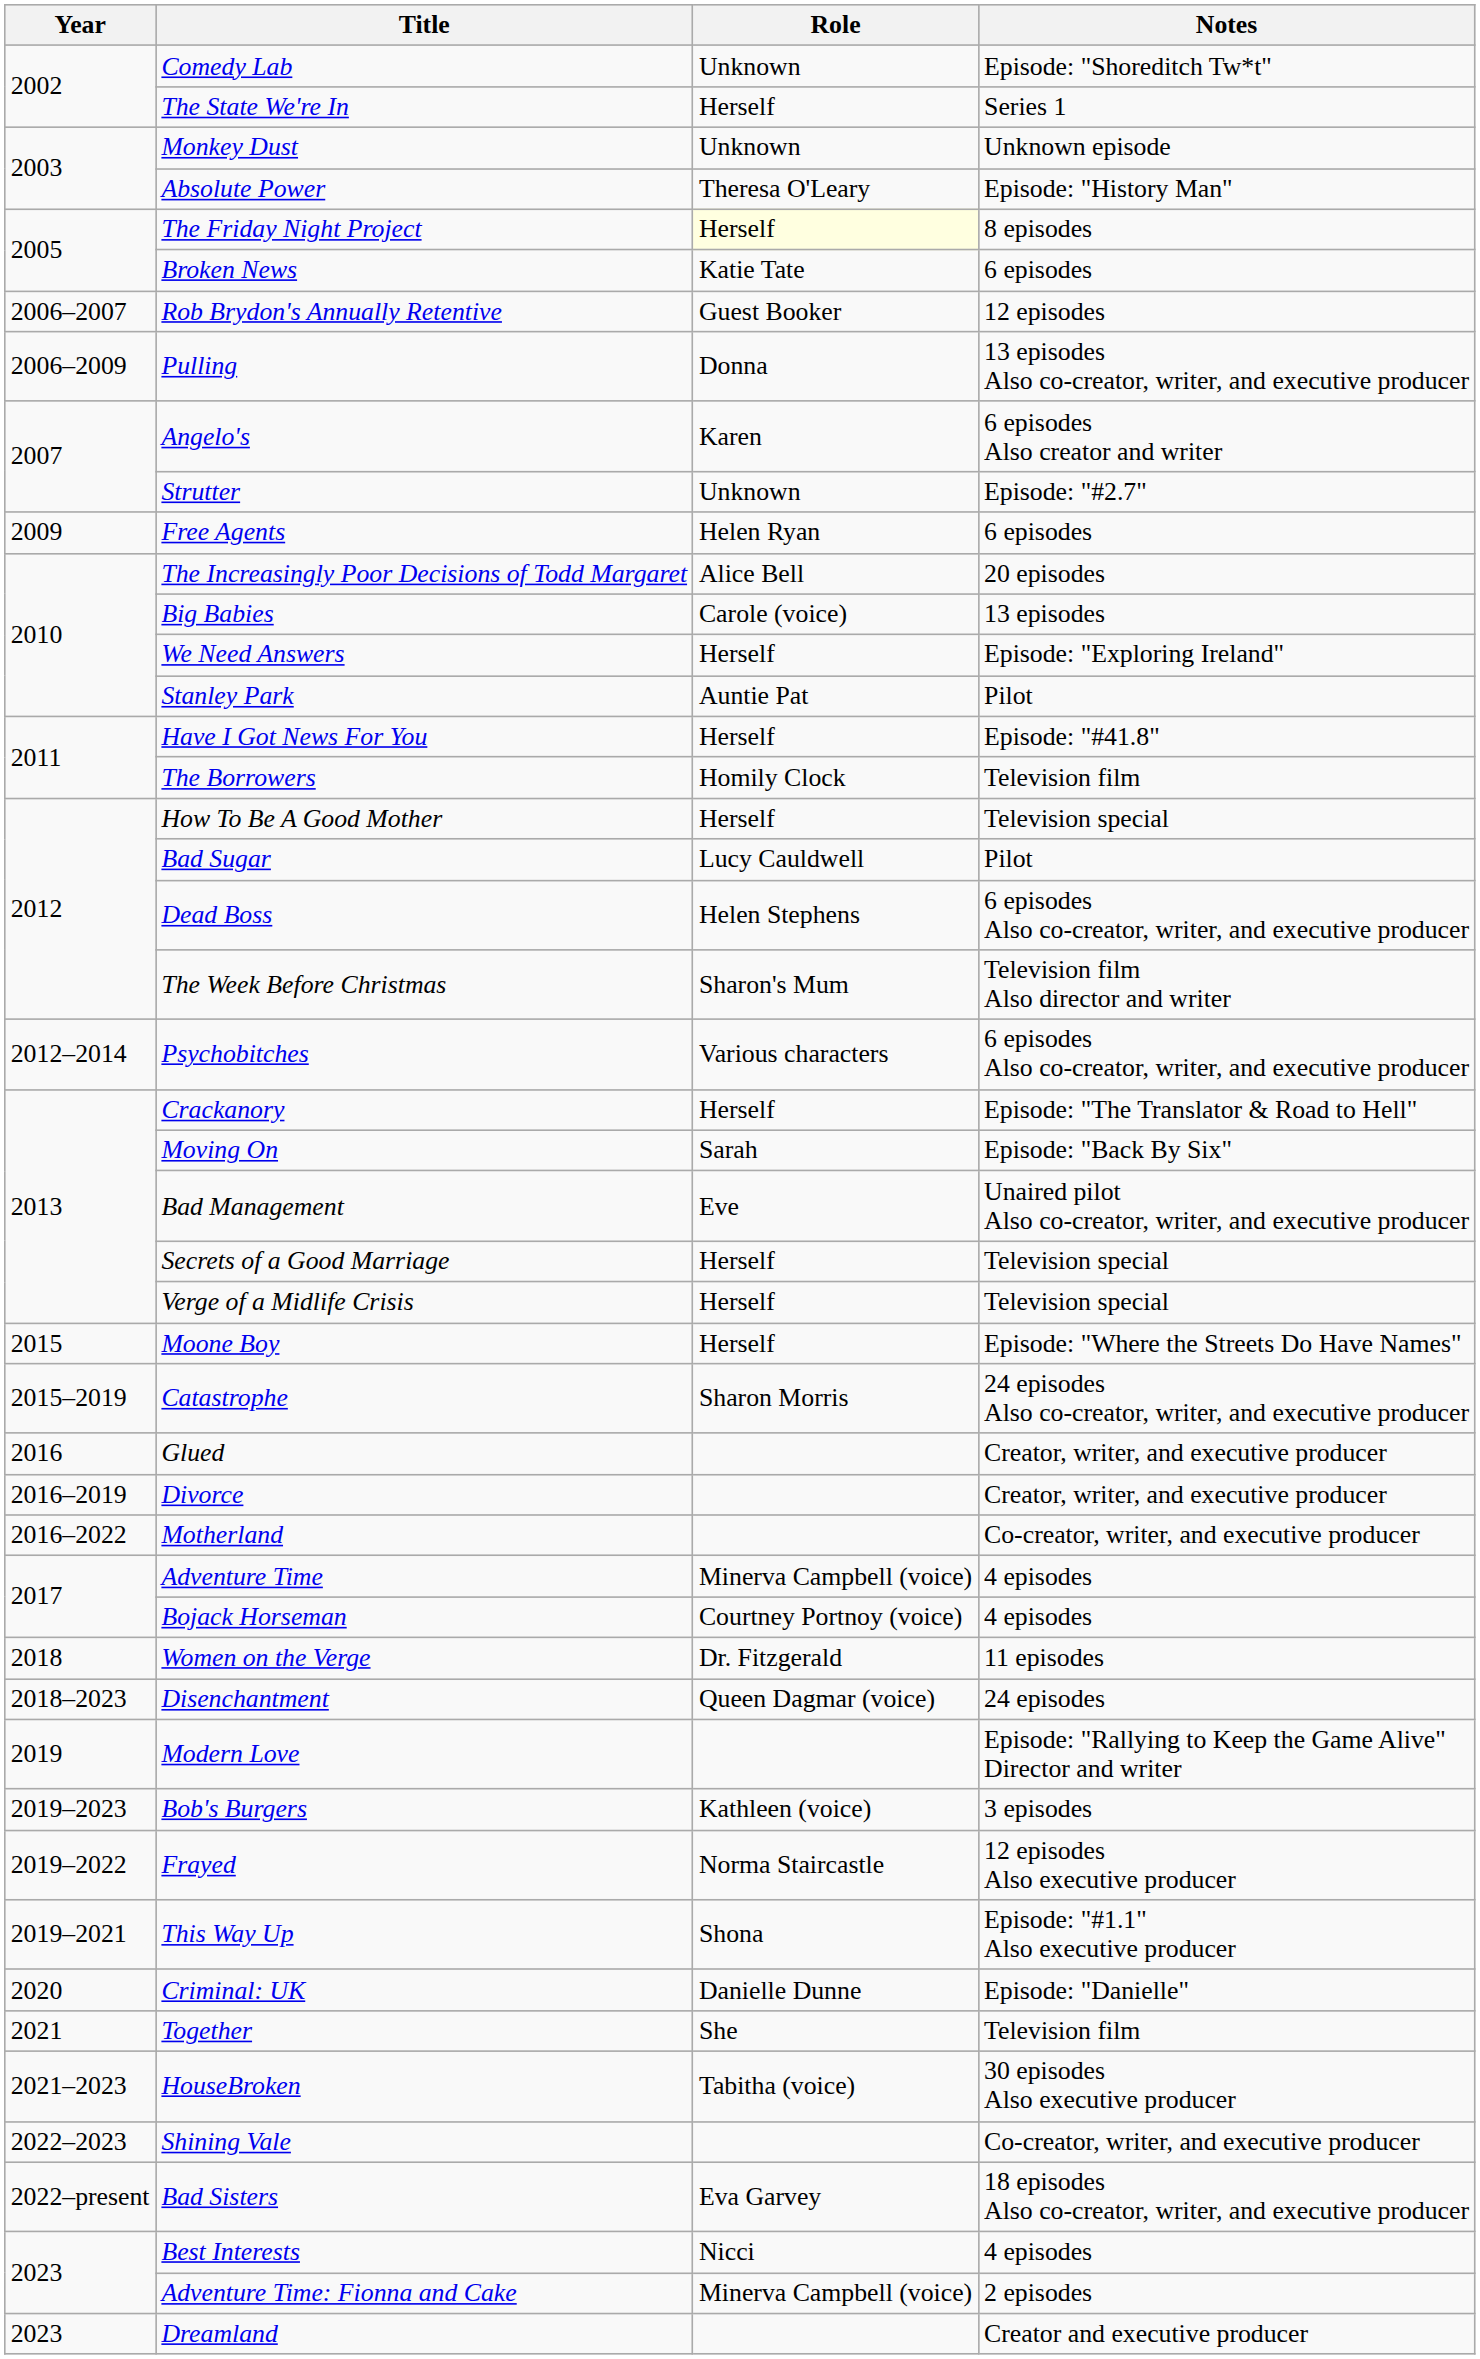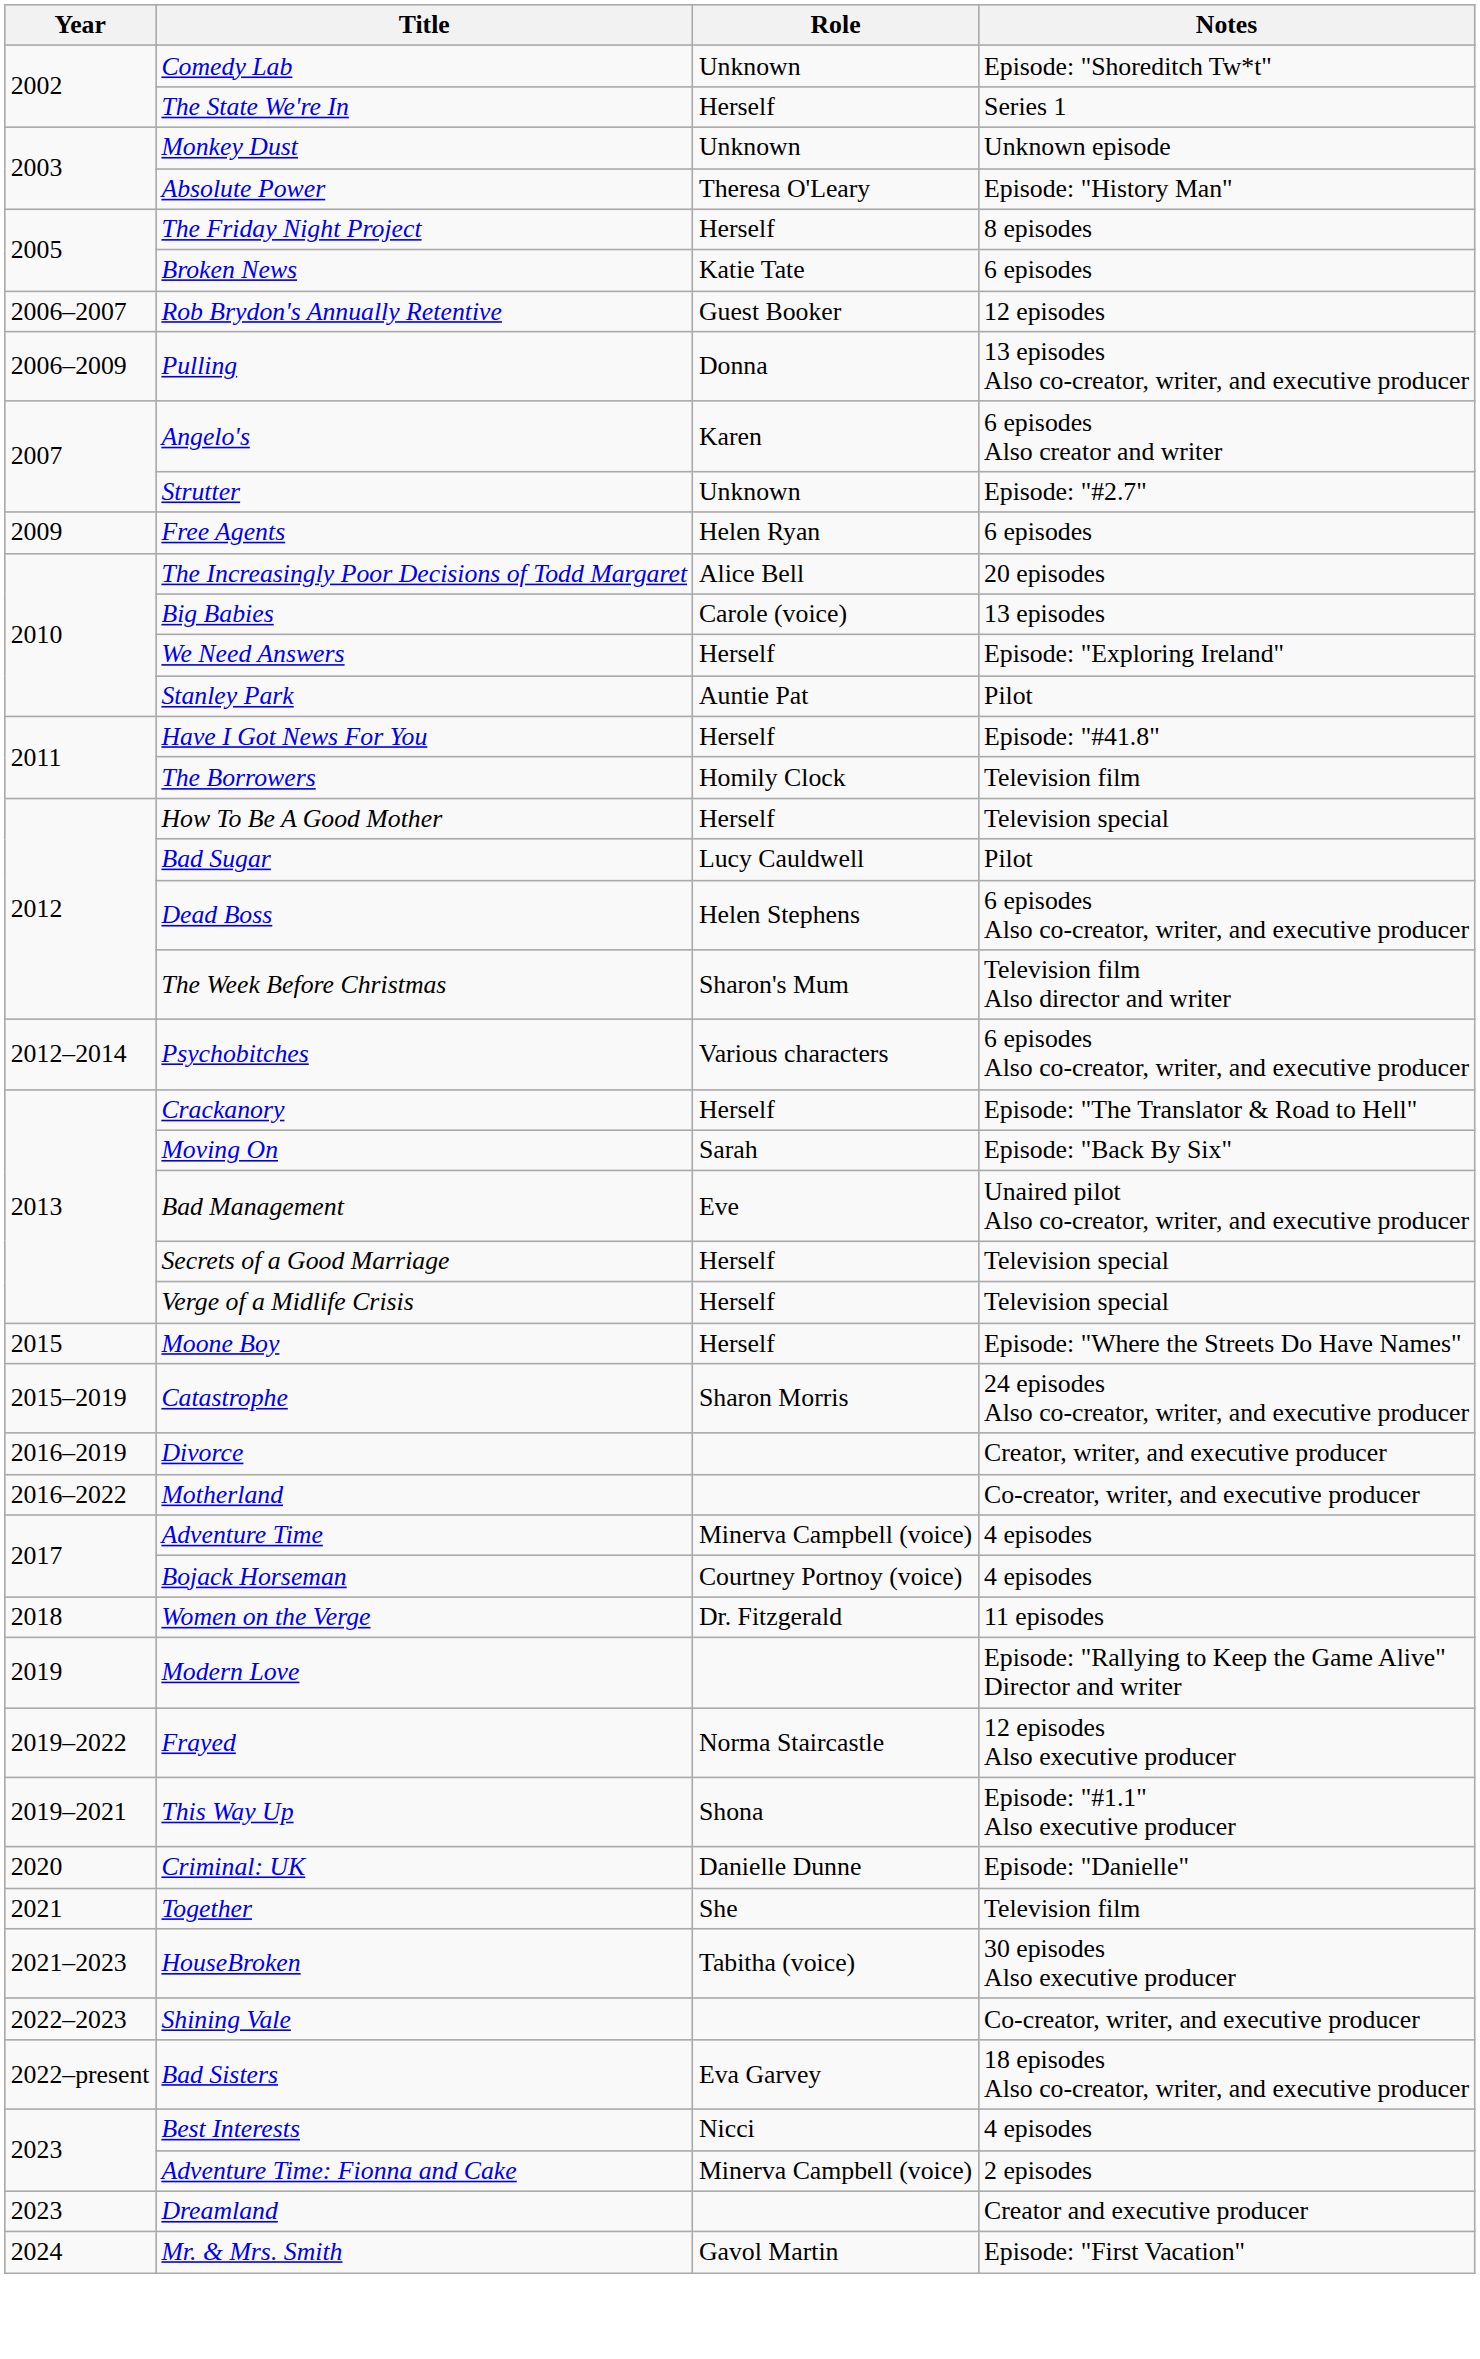(737, 229) lightyellow background -> (737, 229) no background
- row: (193, 1453)
- row: (245, 1698)
- row: (234, 1809)
+ row: (252, 2251)
